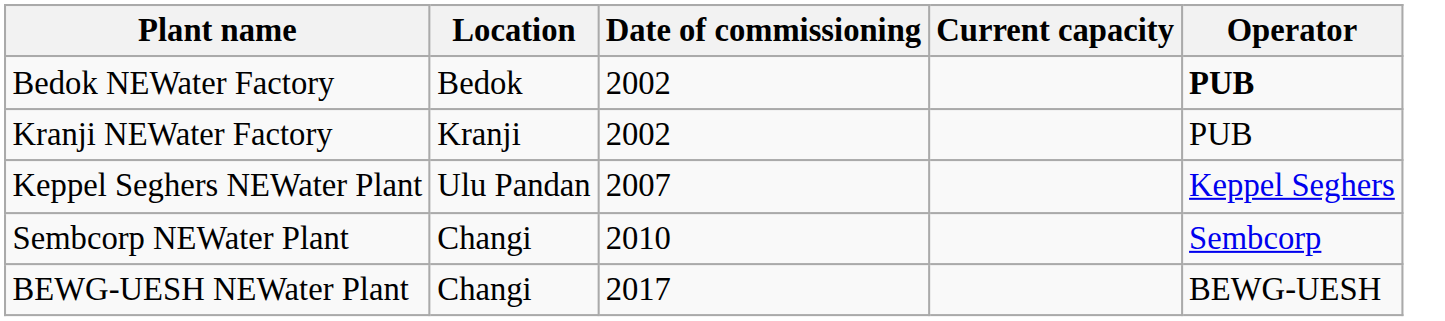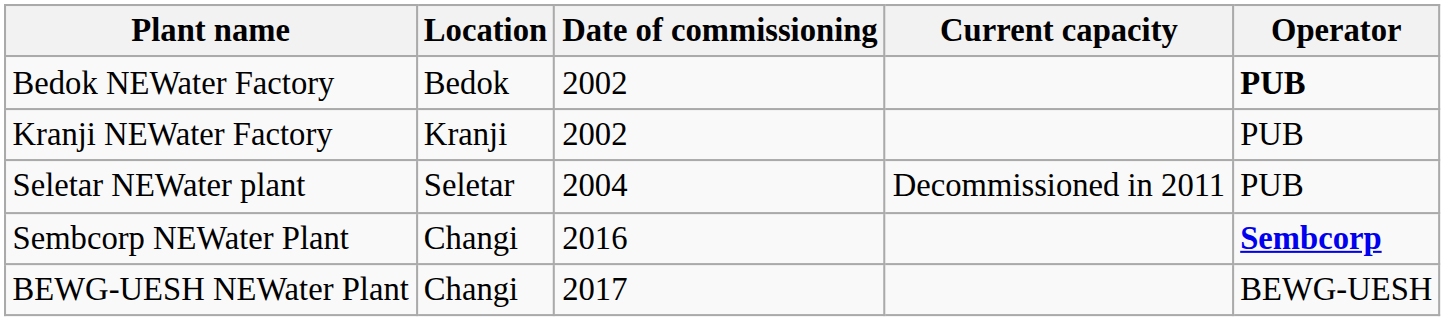+ row: (159, 185)
- row: (217, 185)
(638, 237) 2010 -> (595, 237) 2016
(1255, 237) normal -> (1311, 237) bold
